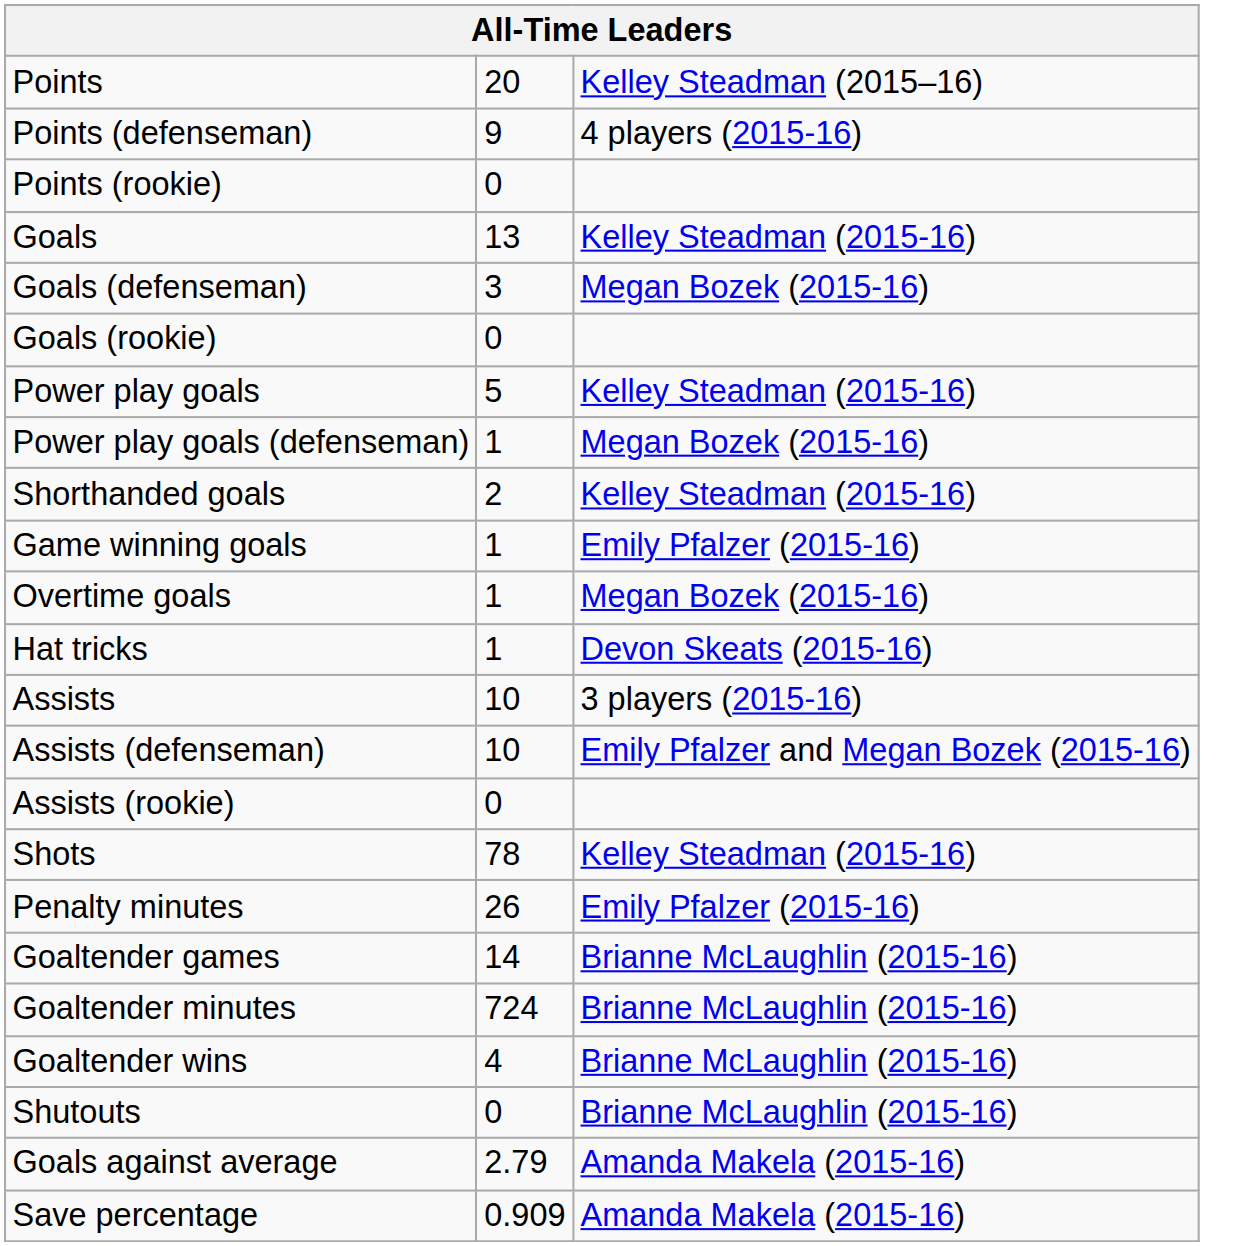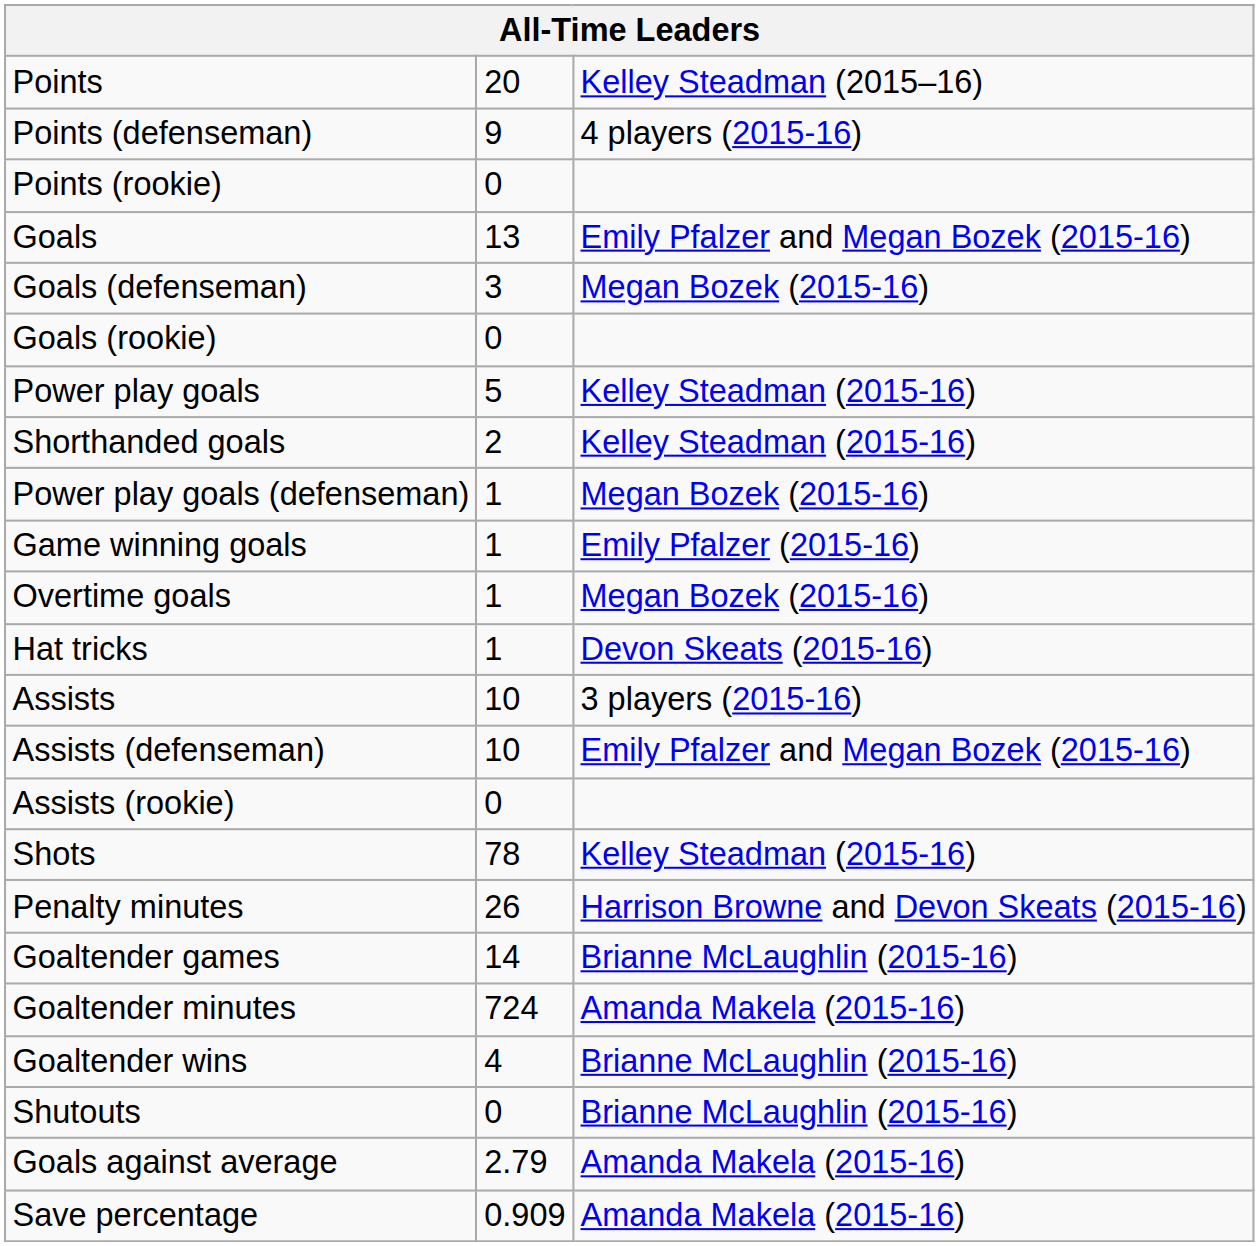(778, 236) Kelley Steadman (2015-16) -> (886, 236) Emily Pfalzer and Megan Bozek (2015-16)
rows swapped: (241, 442) <-> (149, 493)
(750, 905) Emily Pfalzer (2015-16) -> (914, 905) Harrison Browne and Devon Skeats (2015-16)
(799, 1008) Brianne McLaughlin (2015-16) -> (773, 1008) Amanda Makela (2015-16)
